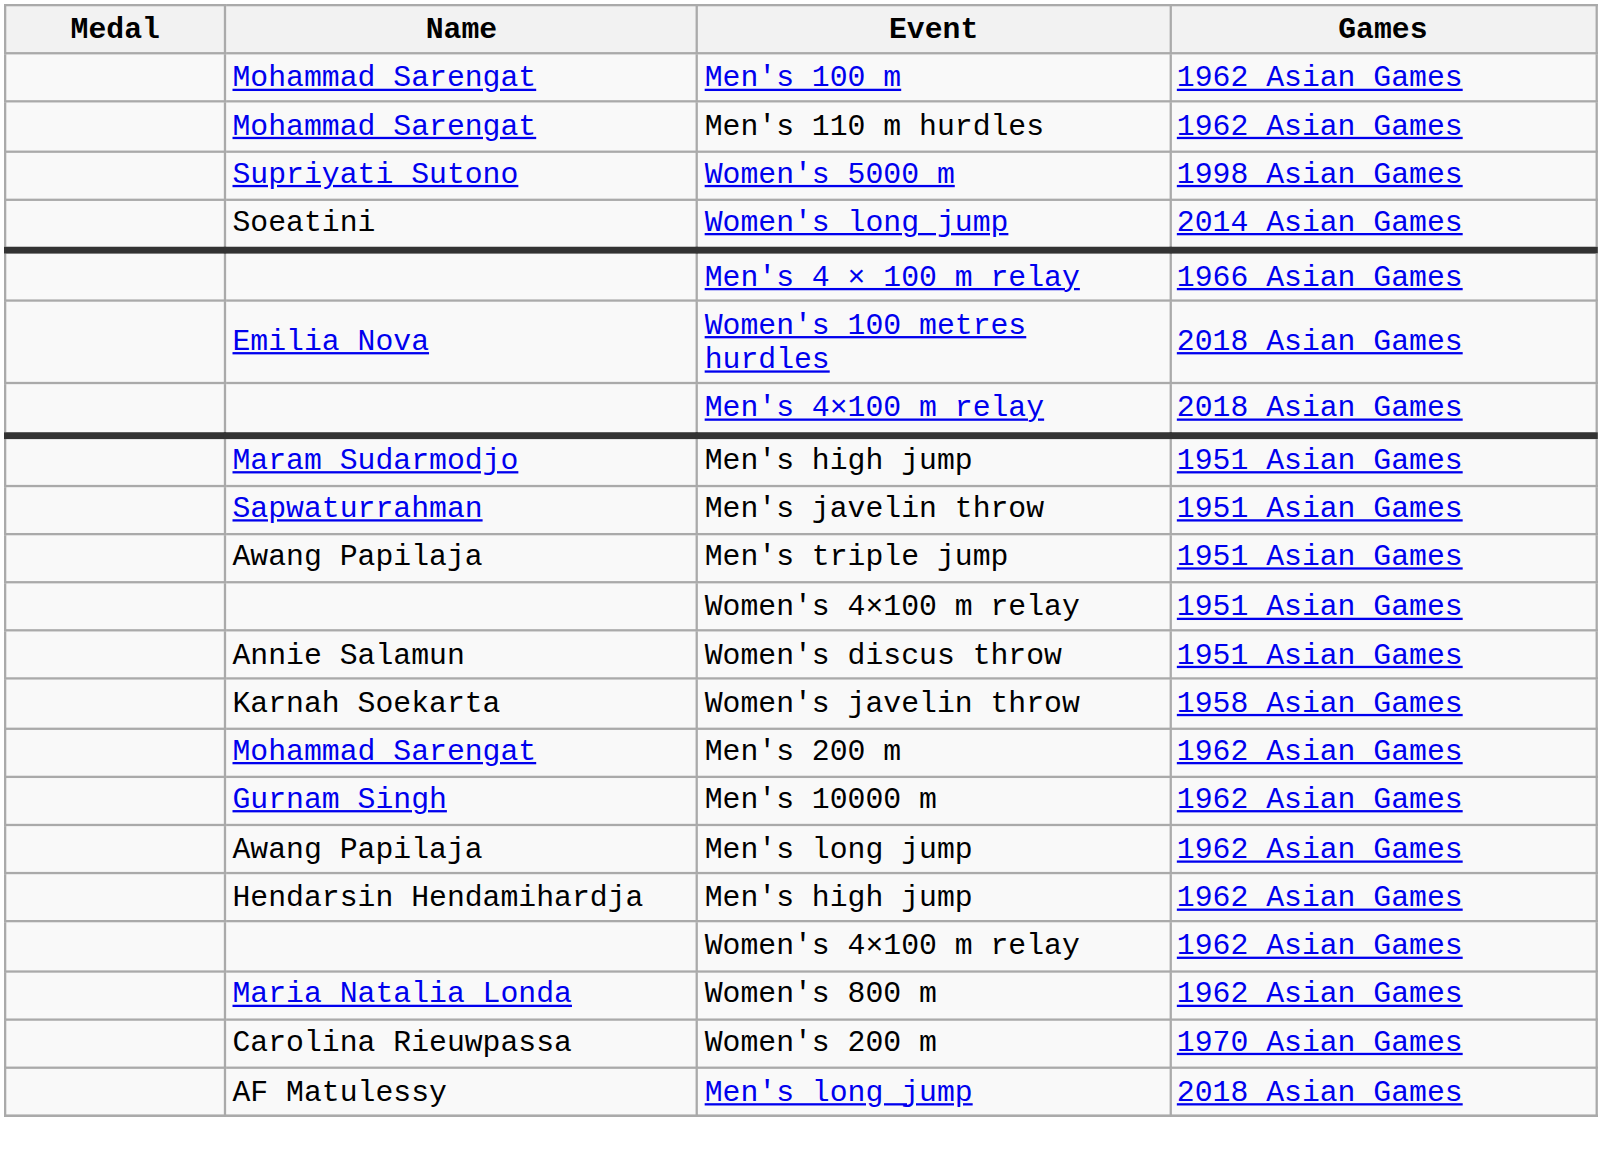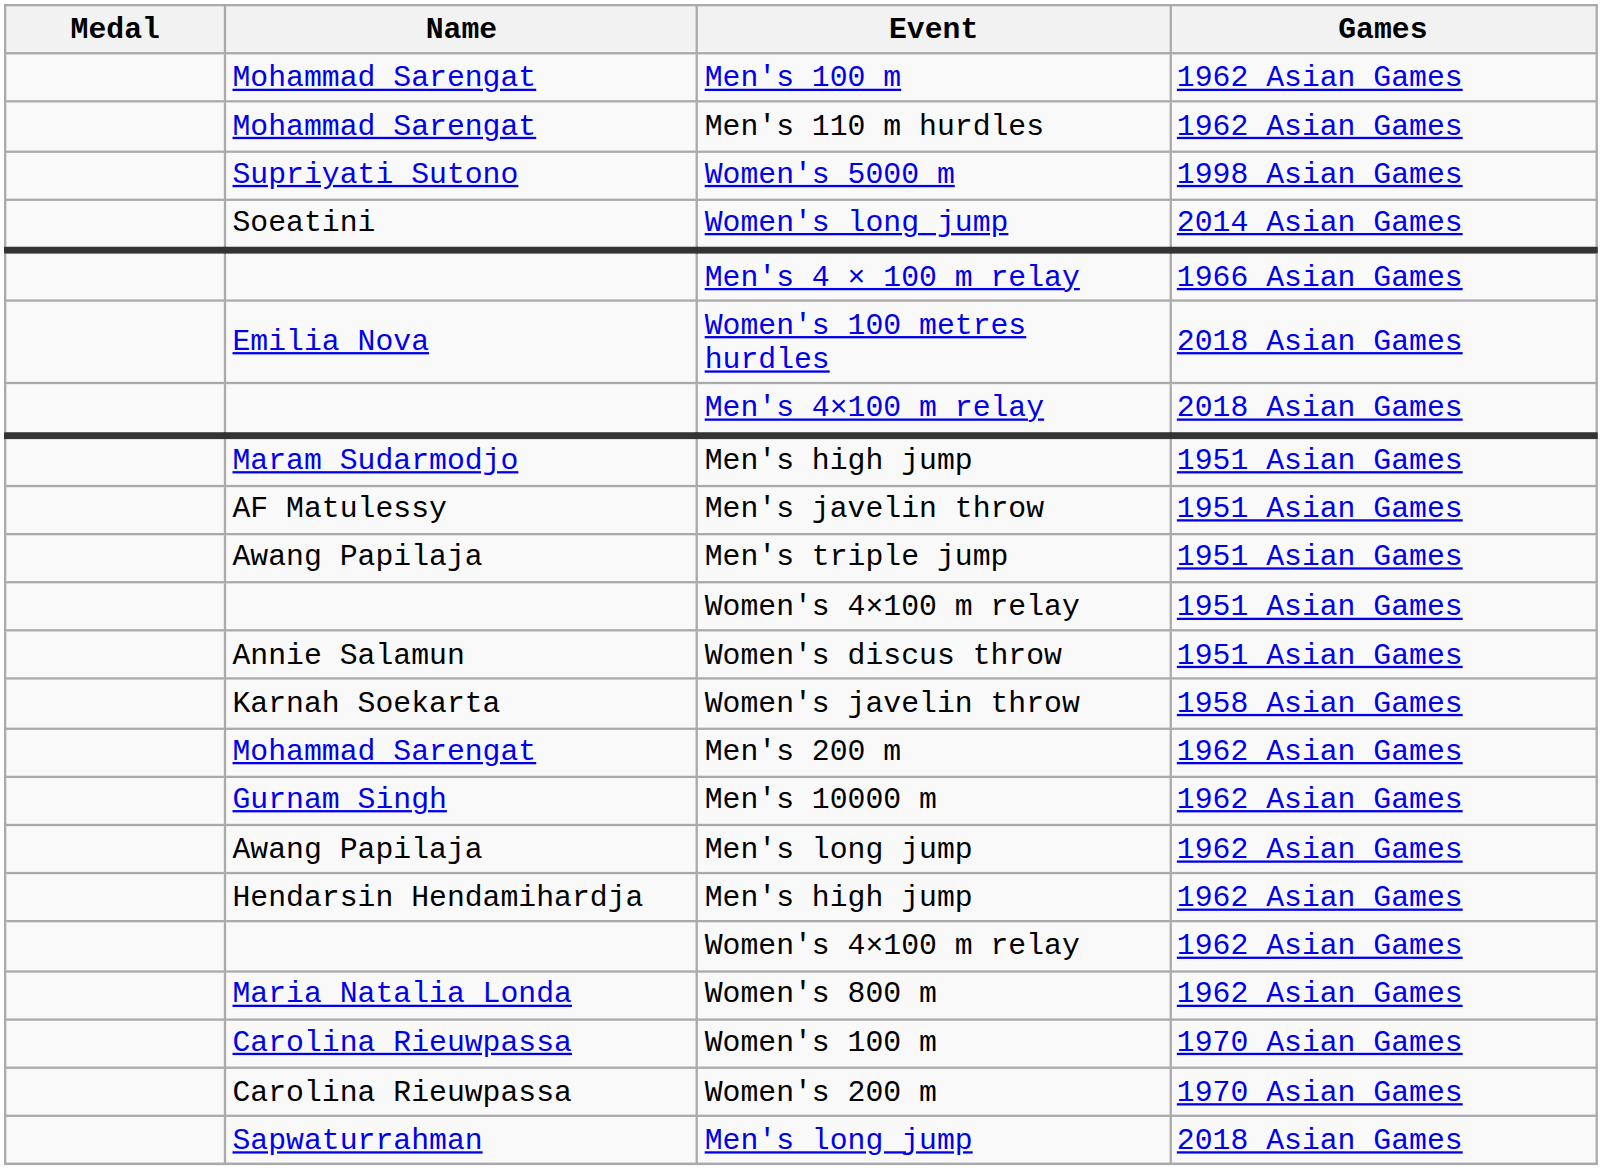(358, 510) Sapwaturrahman -> (340, 510) AF Matulessy
+ row: (821, 1043)
(340, 1092) AF Matulessy -> (358, 1140) Sapwaturrahman
